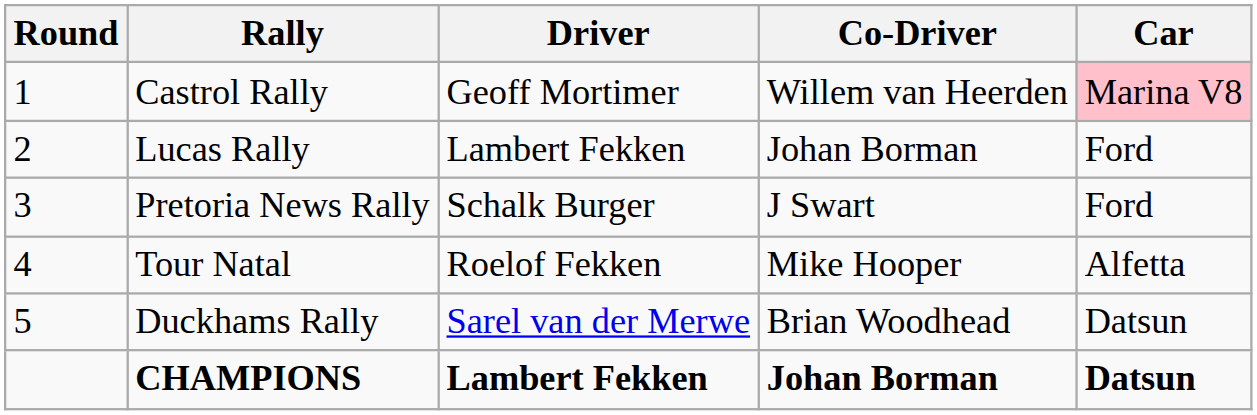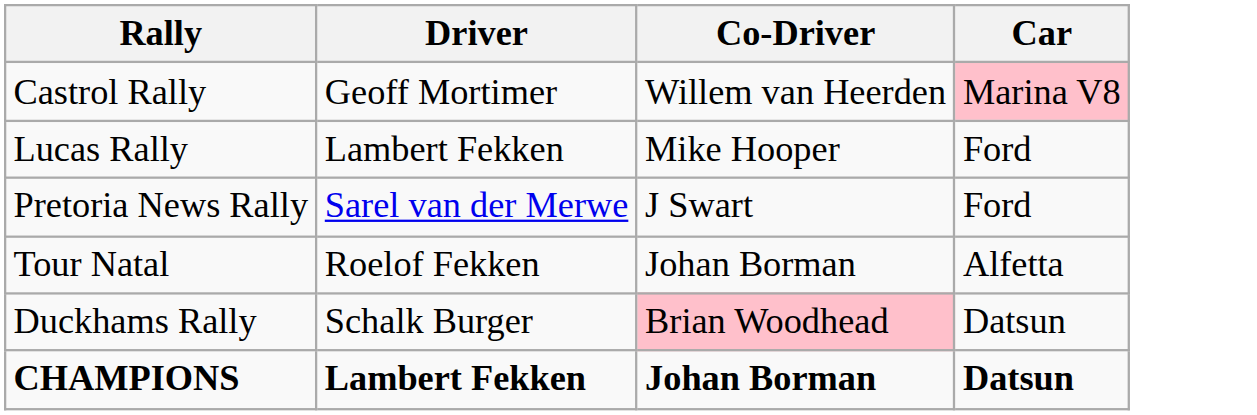- column: (66, 33)
(872, 148) Johan Borman -> (742, 148) Mike Hooper
(551, 206) Schalk Burger -> (477, 206) Sarel van der Merwe
(864, 263) Mike Hooper -> (750, 263) Johan Borman
(598, 321) Sarel van der Merwe -> (429, 321) Schalk Burger
(889, 321) no background -> (767, 321) pink background
